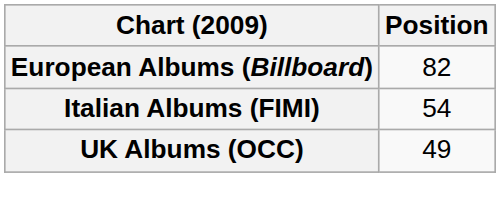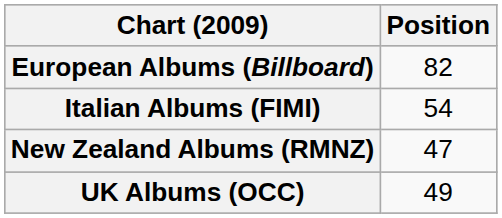+ row: (193, 150)
